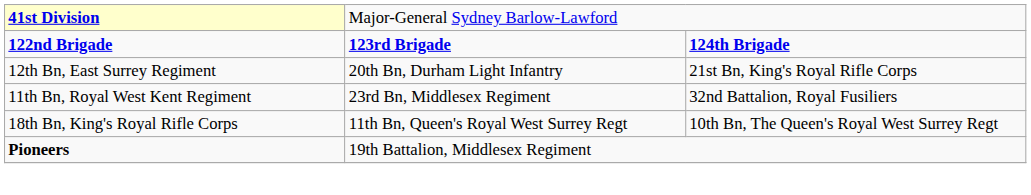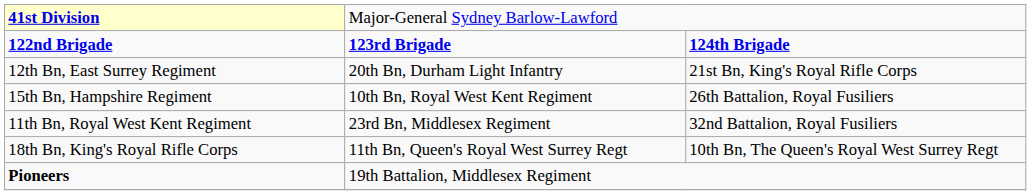+ row: (110, 96)
